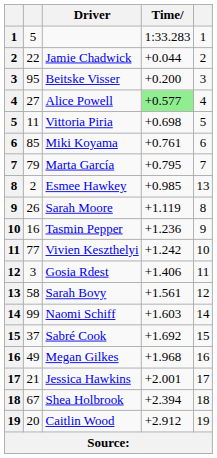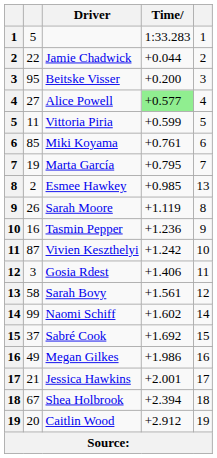(163, 122) +0.698 -> (163, 122) +0.599
(33, 165) 79 -> (33, 165) 19
(33, 250) 77 -> (33, 250) 87
(163, 314) +1.603 -> (163, 314) +1.602
(163, 357) +1.968 -> (163, 357) +1.986
